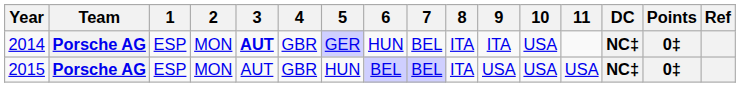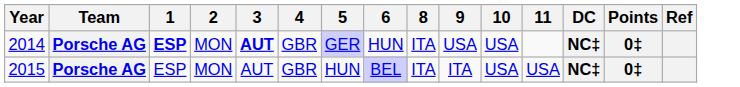- column: (427, 18)
(170, 44) normal -> (170, 44) bold
(499, 44) ITA -> (460, 44) USA
(499, 70) USA -> (460, 70) ITA
